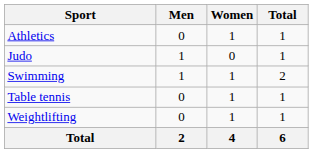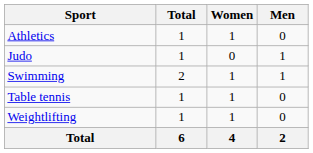columns swapped: (181, 14) <-> (282, 14)
